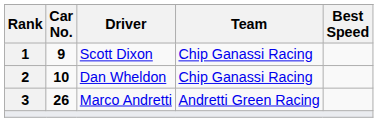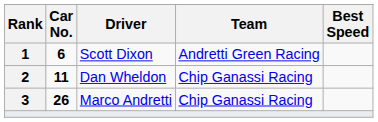(61, 55) 9 -> (61, 55) 6
(246, 55) Chip Ganassi Racing -> (249, 55) Andretti Green Racing
(61, 77) 10 -> (61, 77) 11
(249, 100) Andretti Green Racing -> (246, 100) Chip Ganassi Racing
